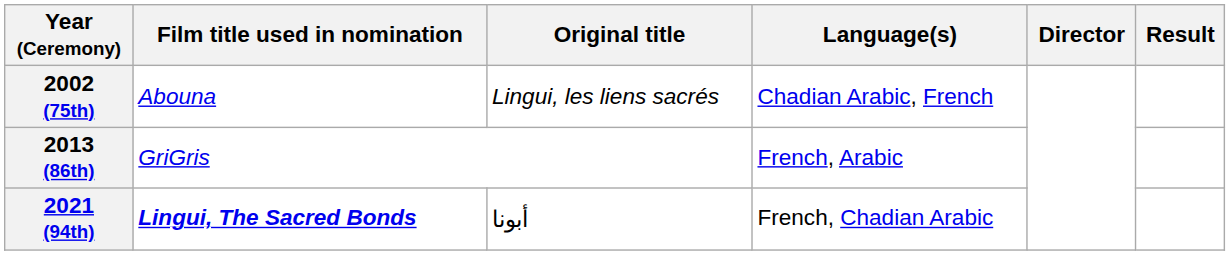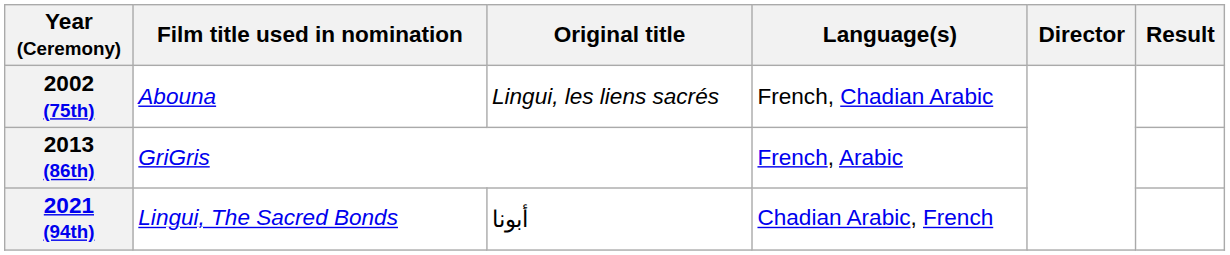(875, 96) Chadian Arabic, French -> (875, 96) French, Chadian Arabic
(277, 218) bold -> (268, 218) normal
(875, 218) French, Chadian Arabic -> (875, 218) Chadian Arabic, French
